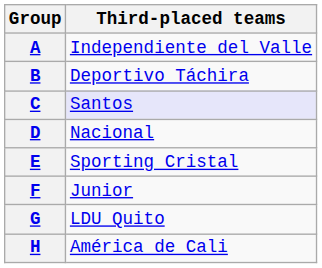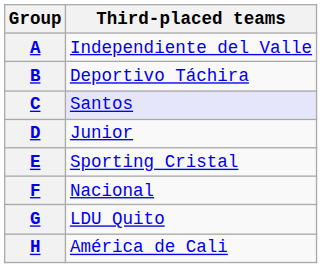(112, 133) Nacional -> (101, 133) Junior
(101, 191) Junior -> (112, 191) Nacional
